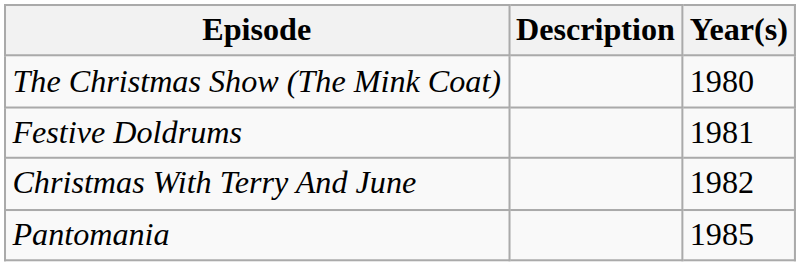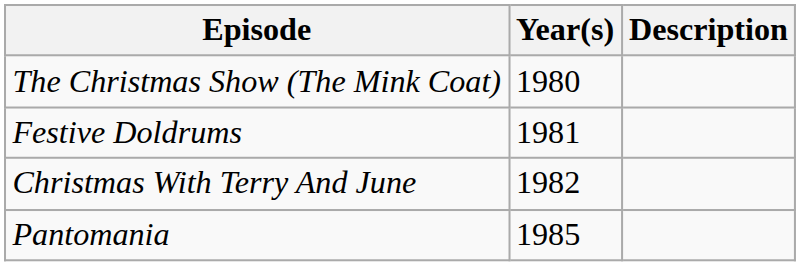columns swapped: (739, 30) <-> (595, 30)
